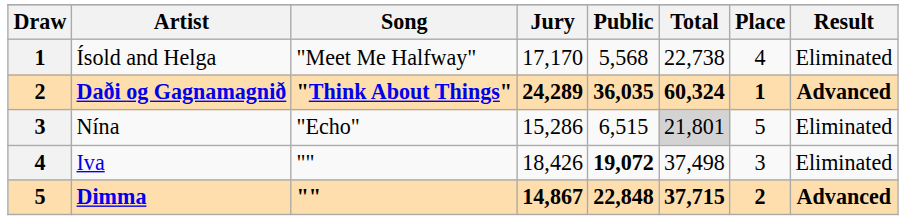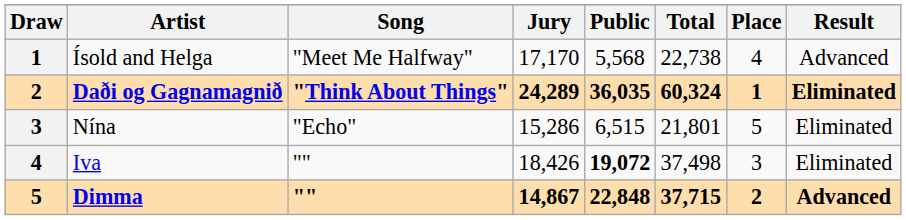(844, 57) Eliminated -> (844, 57) Advanced
(844, 92) Advanced -> (844, 92) Eliminated
(694, 127) lightgrey background -> (691, 127) no background
